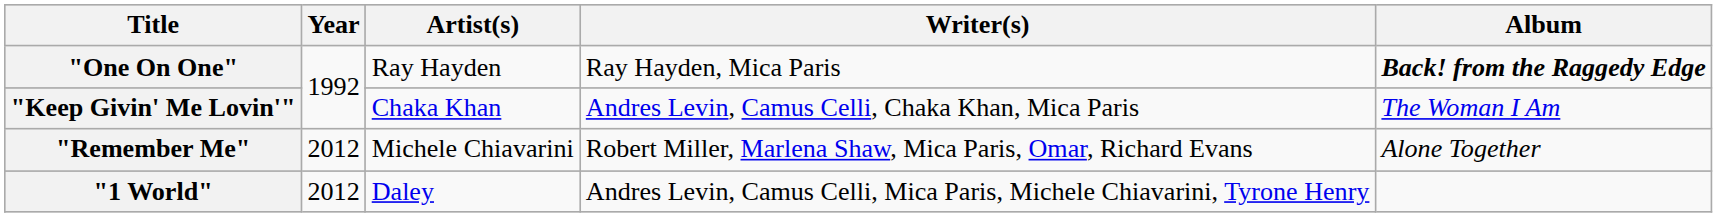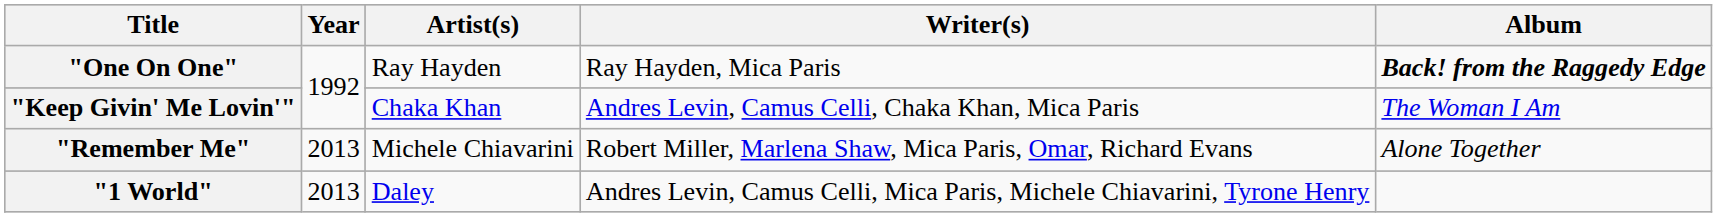(334, 149) 2012 -> (334, 149) 2013
(334, 190) 2012 -> (334, 190) 2013
